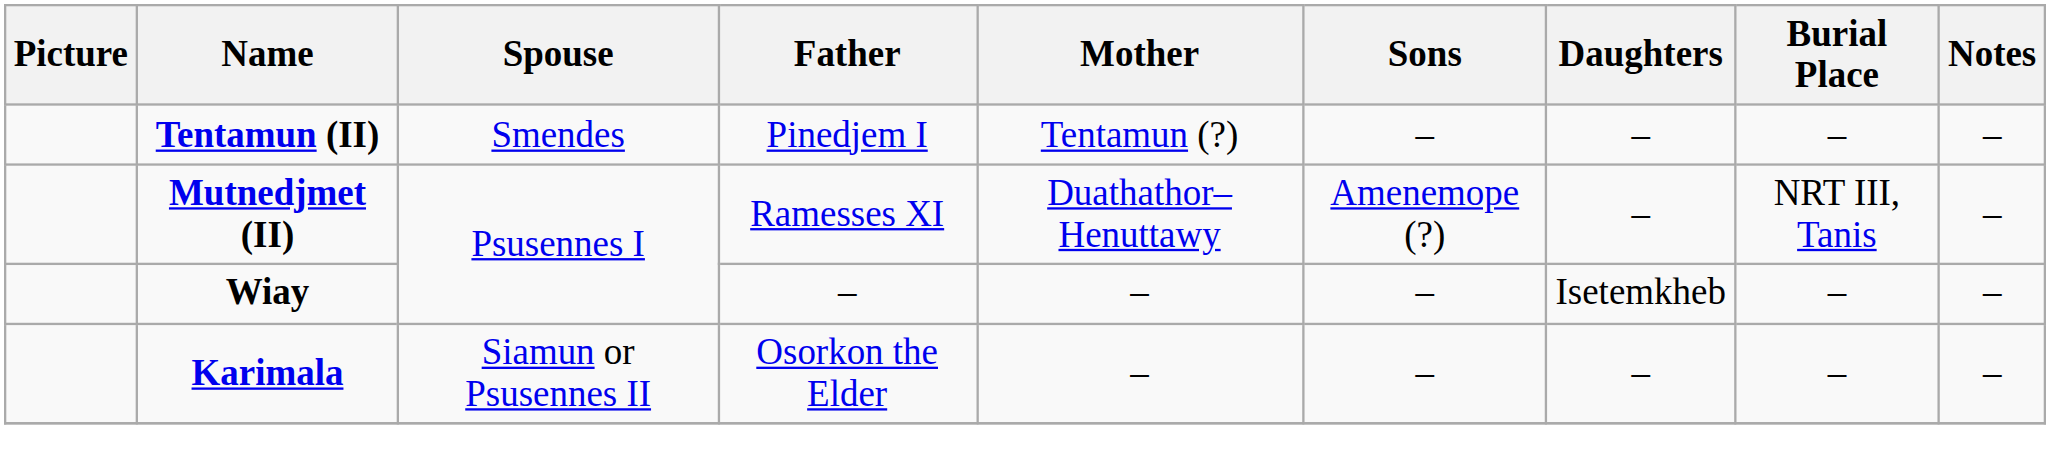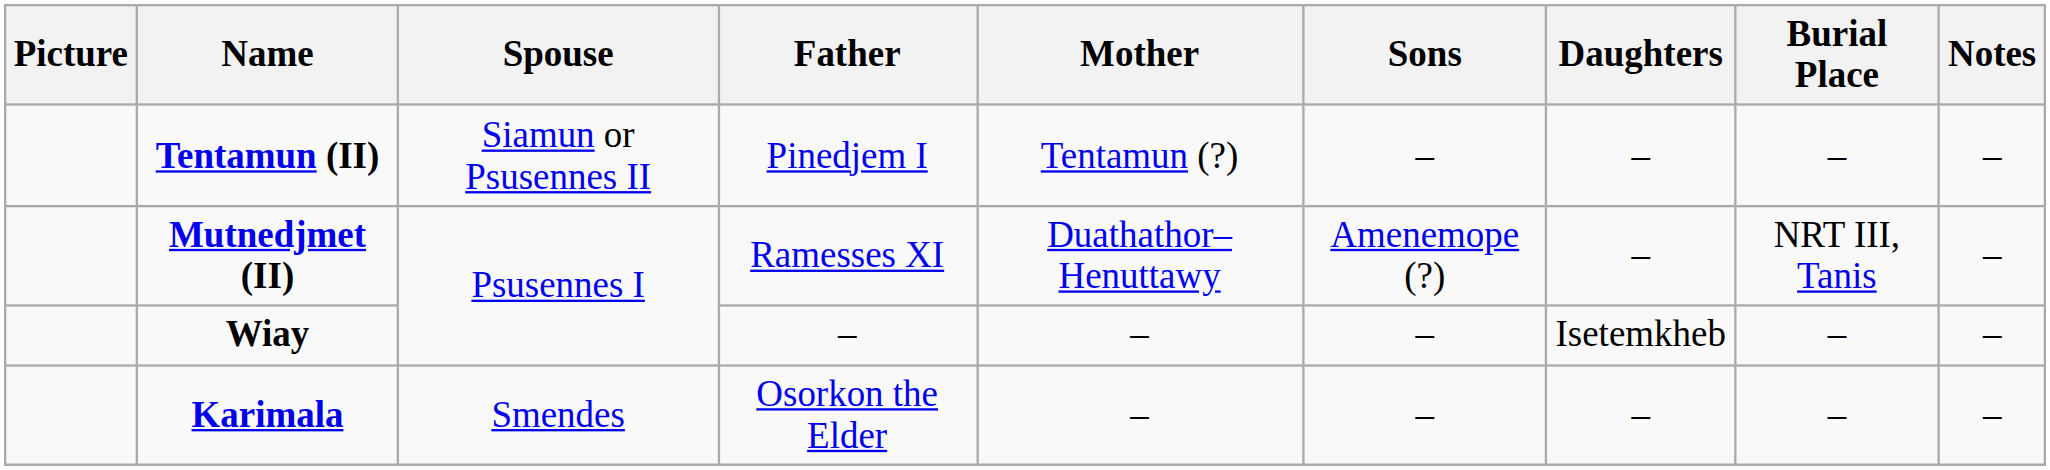(558, 134) Smendes -> (558, 154) Siamun or Psusennes II
(558, 372) Siamun or Psusennes II -> (558, 413) Smendes
